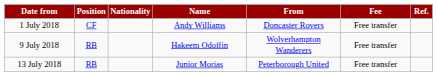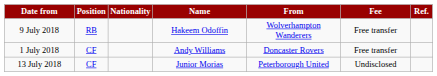rows swapped: (39, 25) <-> (39, 45)
(91, 64) RB -> (91, 64) CF
(376, 64) Free transfer -> (376, 64) Undisclosed
